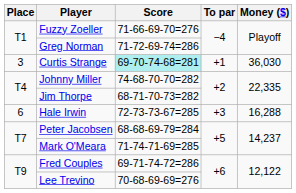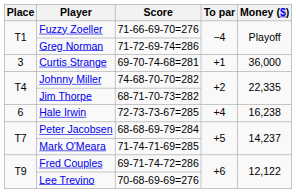(158, 63) paleturquoise background -> (158, 63) no background
(265, 63) 36,030 -> (265, 63) 36,000
(219, 113) +3 -> (219, 113) +4
(265, 113) 16,288 -> (265, 113) 16,238
